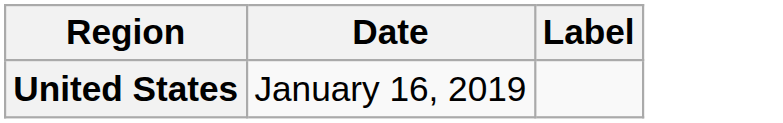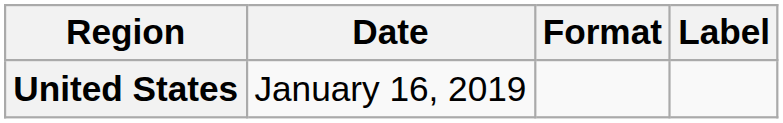+ column: (602, 32)
